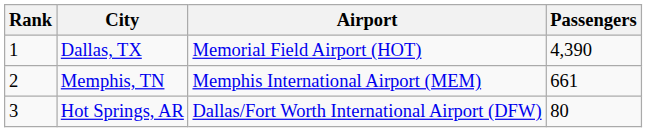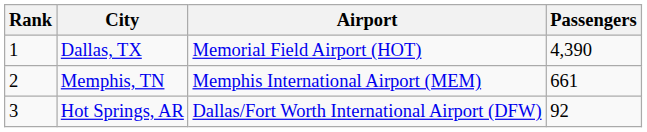(559, 111) 80 -> (559, 111) 92
